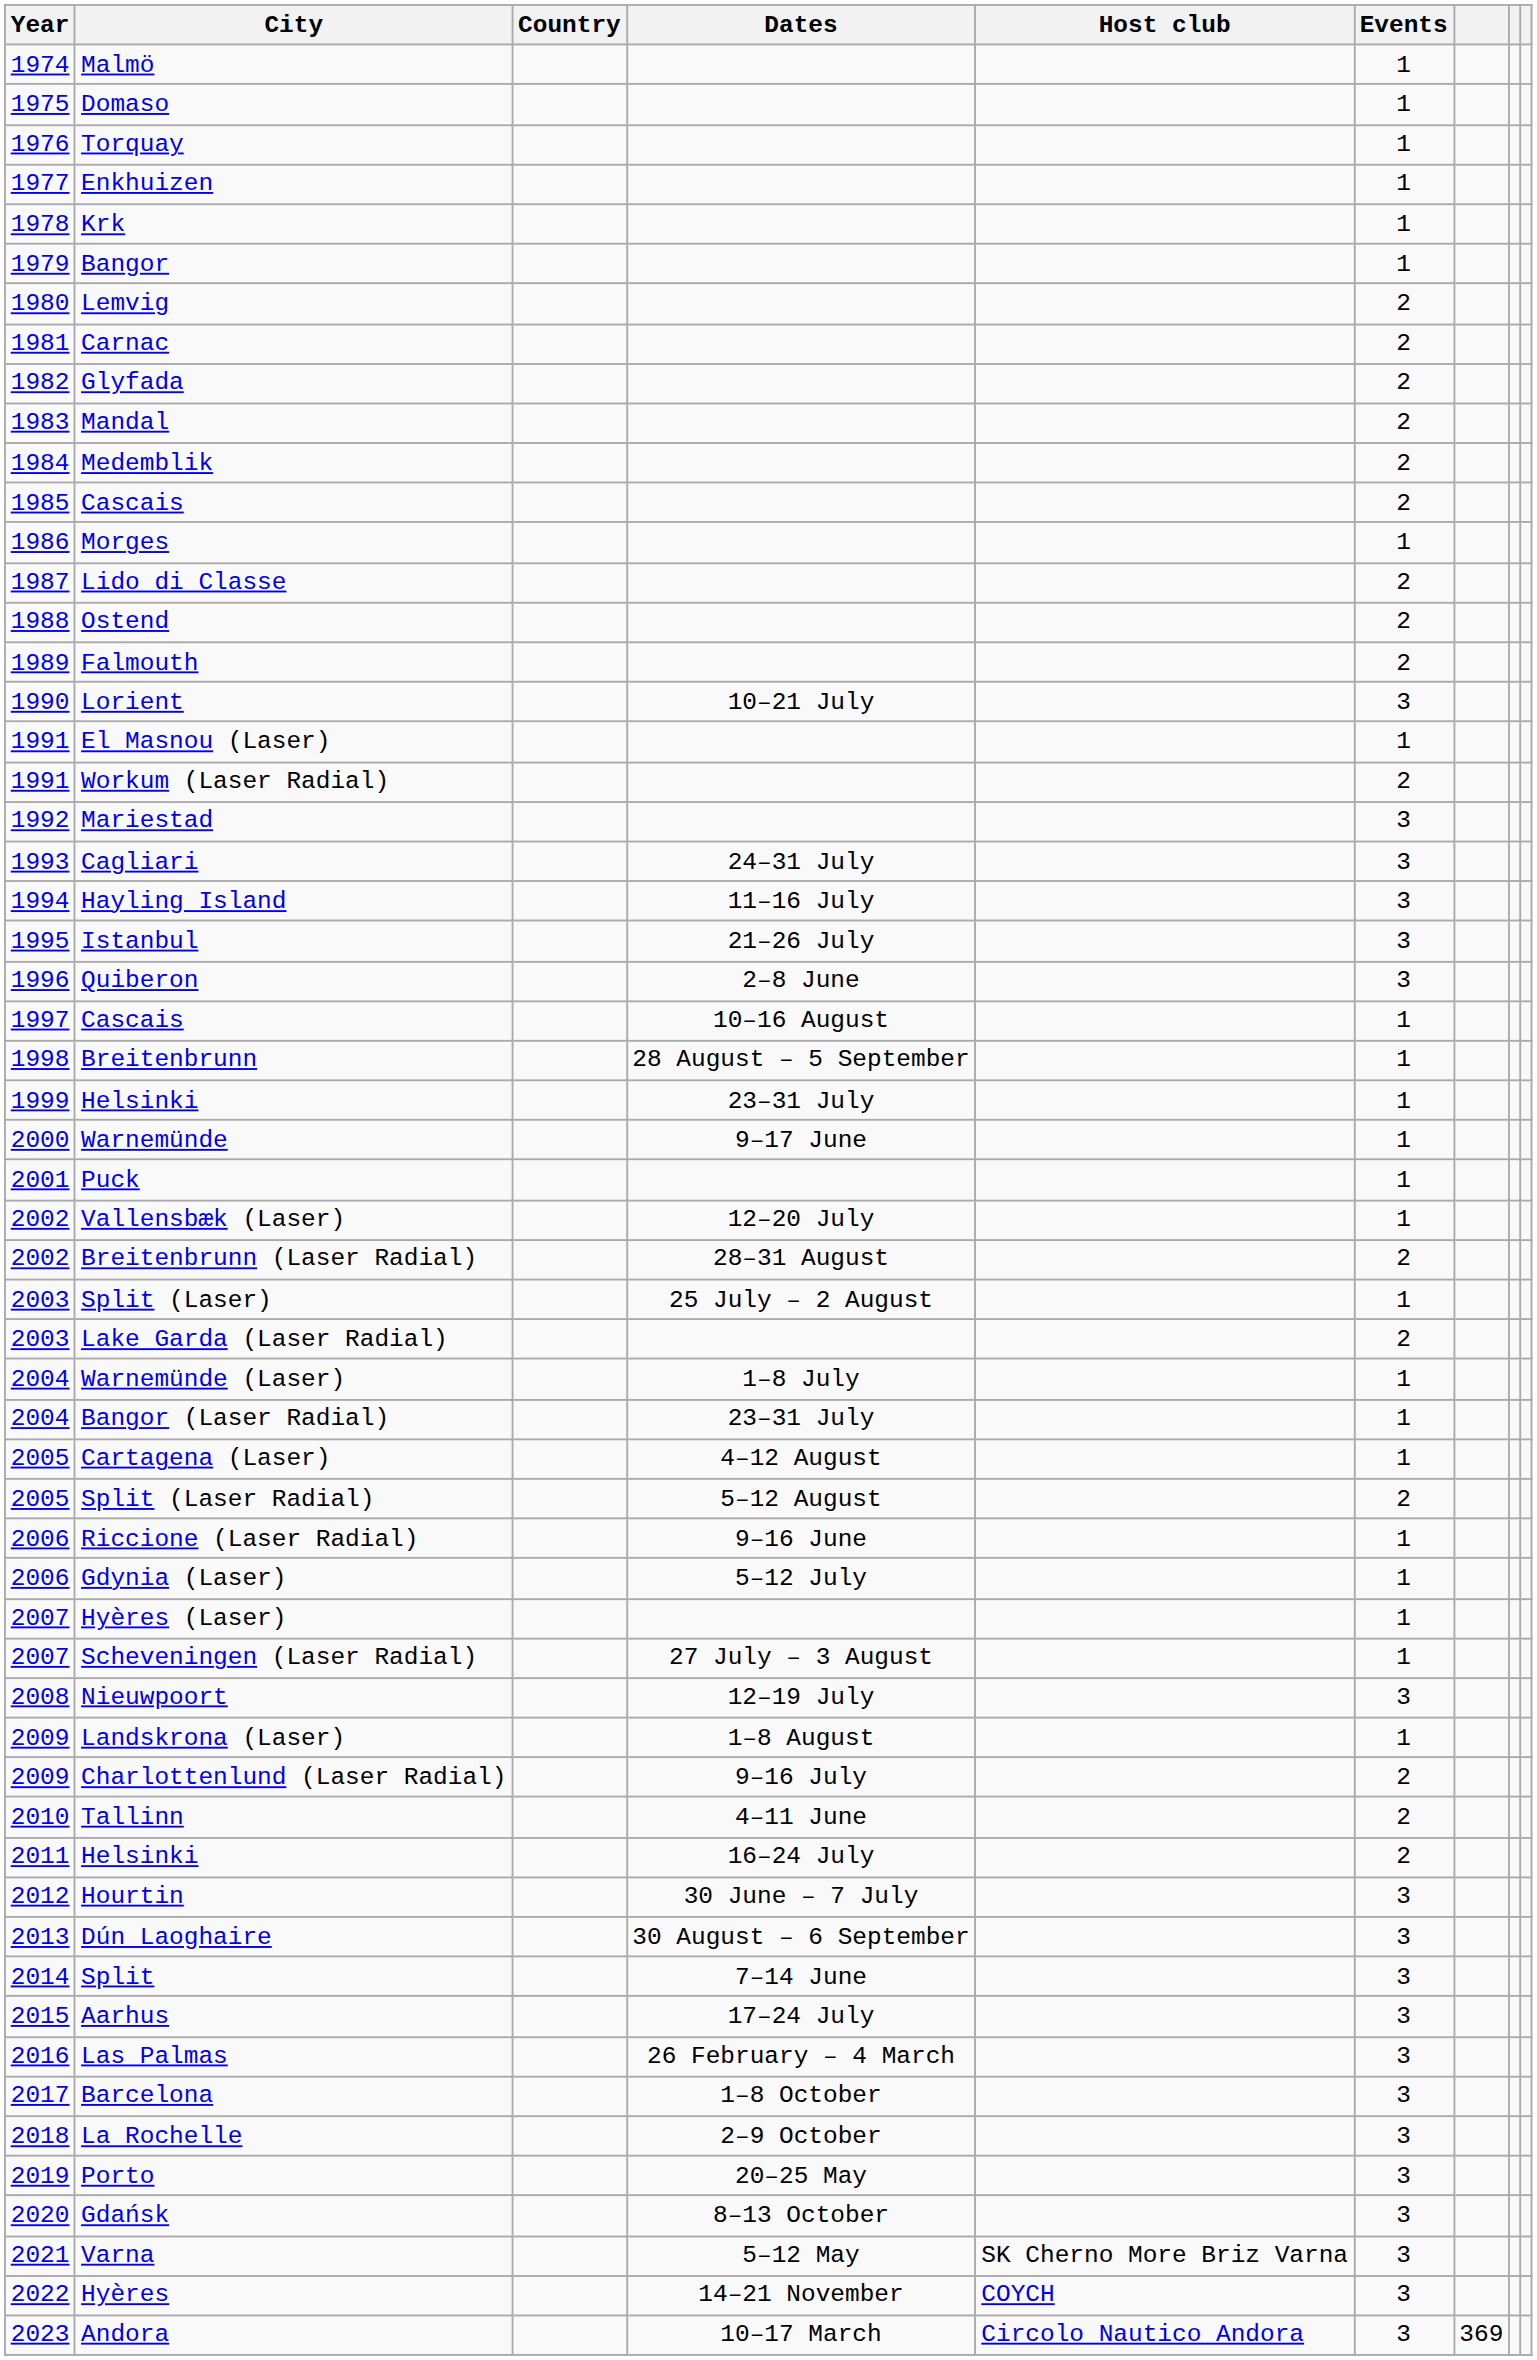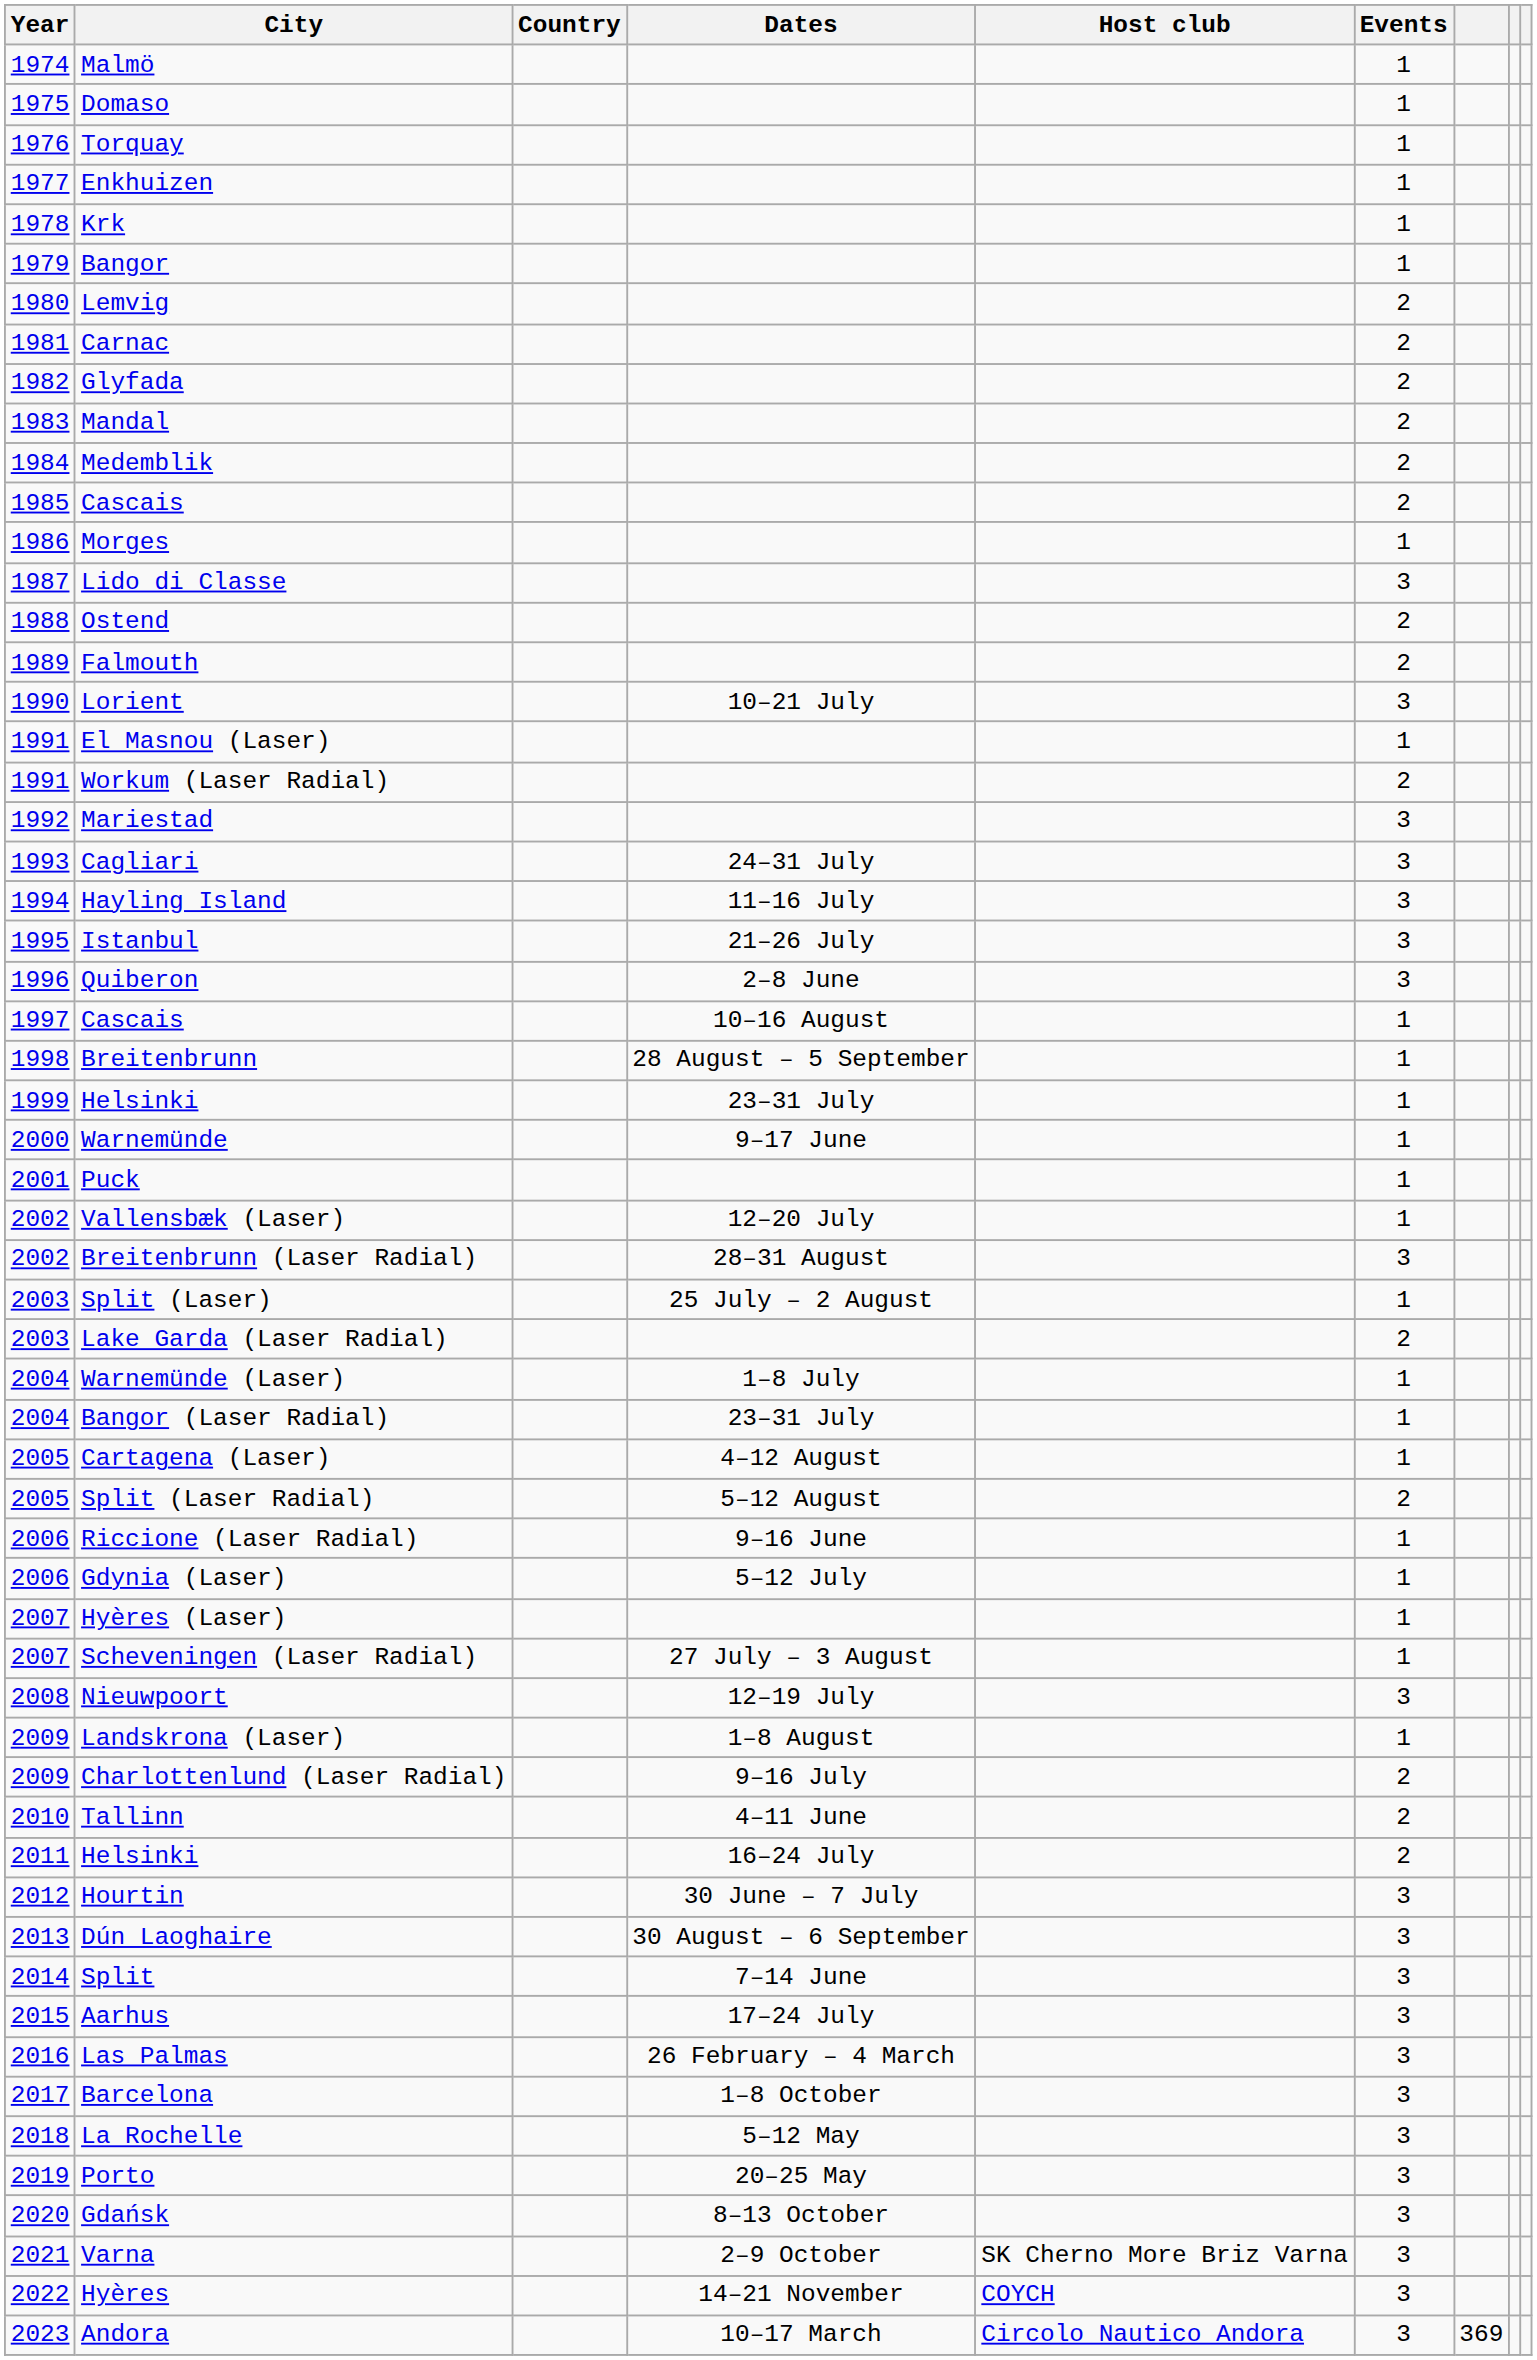(1404, 583) 2 -> (1404, 583) 3
(1404, 1260) 2 -> (1404, 1260) 3
(801, 2136) 2–9 October -> (801, 2136) 5–12 May
(801, 2255) 5–12 May -> (801, 2255) 2–9 October
